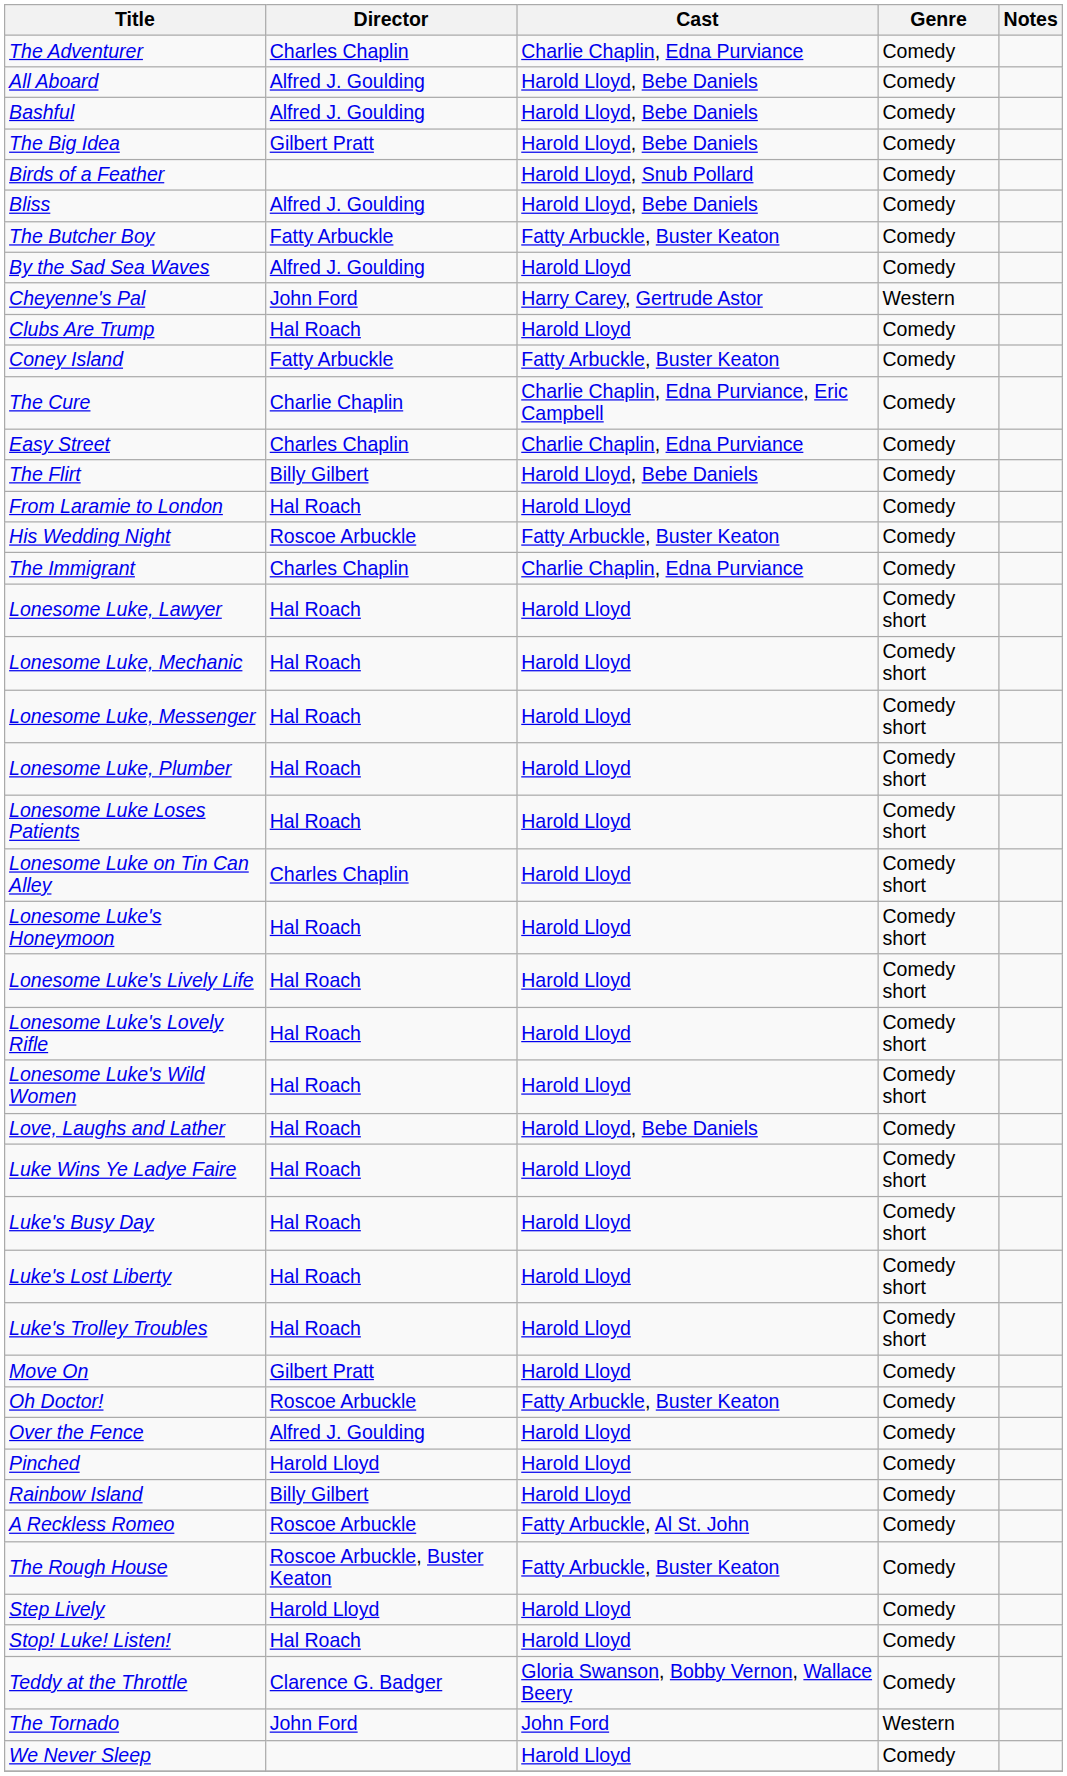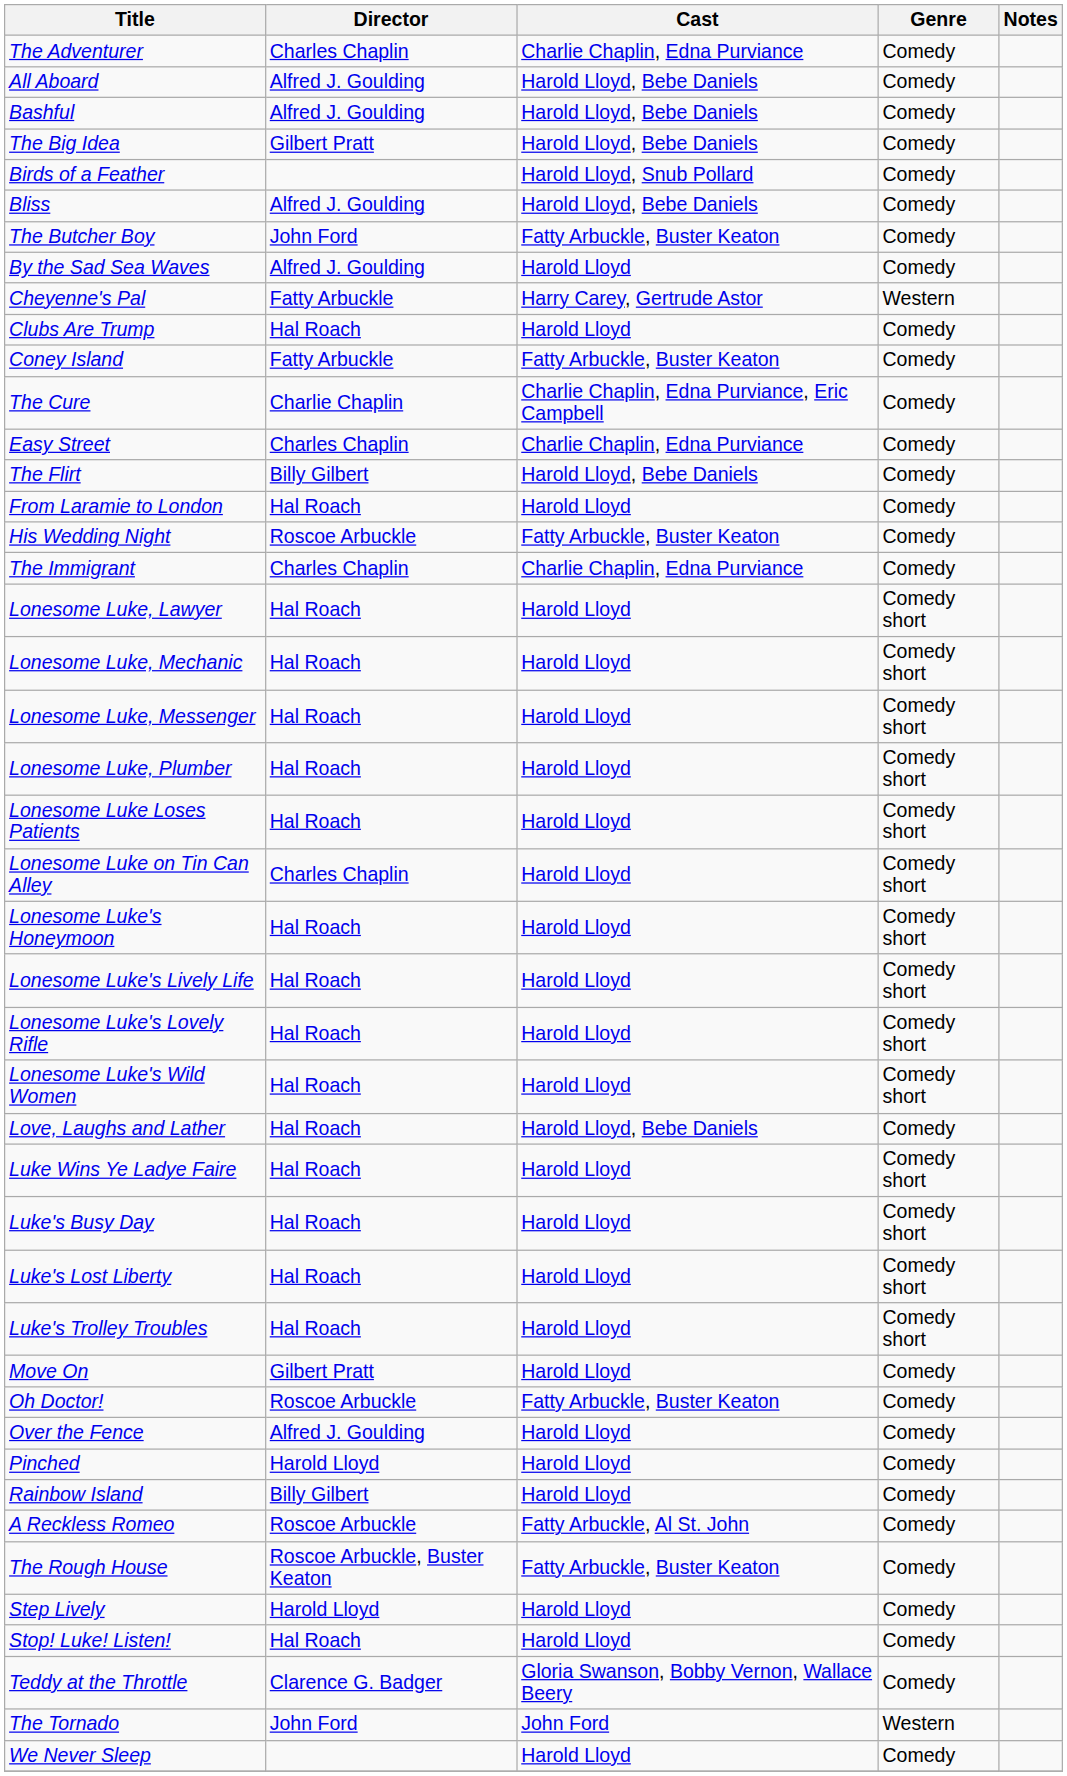(332, 236) Fatty Arbuckle -> (314, 236) John Ford
(314, 298) John Ford -> (332, 298) Fatty Arbuckle
